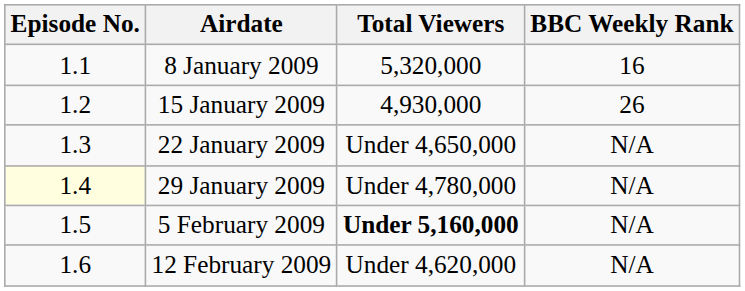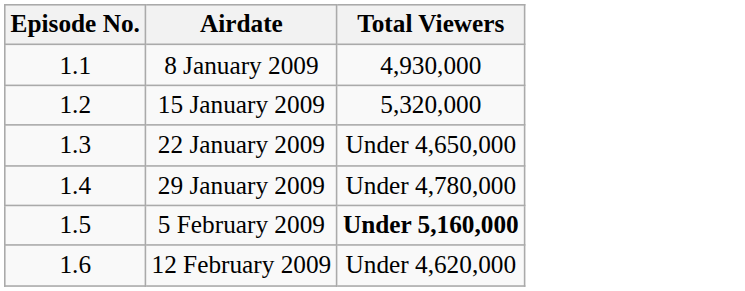- column: (632, 24)
(431, 64) 5,320,000 -> (431, 64) 4,930,000
(431, 104) 4,930,000 -> (431, 104) 5,320,000
(75, 184) lightyellow background -> (75, 184) no background
